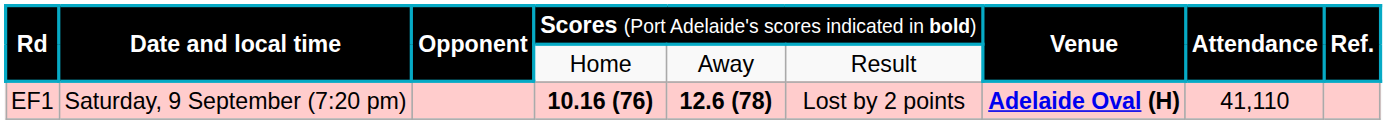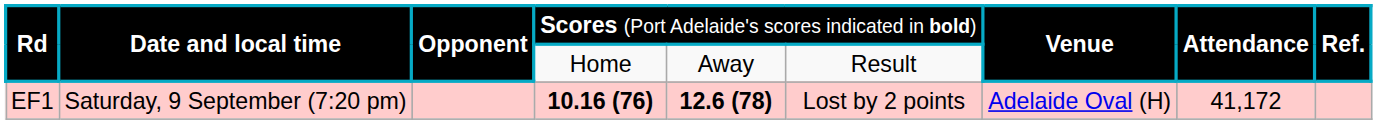(1084, 101) bold -> (1080, 101) normal
(1255, 101) 41,110 -> (1246, 101) 41,172
